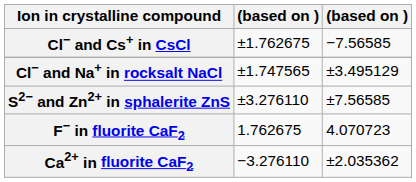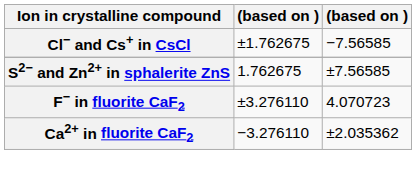- row: (119, 71)
(273, 100) ±3.276110 -> (269, 71) 1.762675
(269, 130) 1.762675 -> (273, 101) ±3.276110
